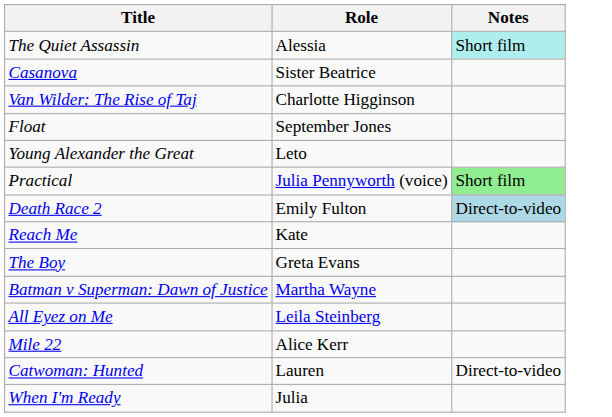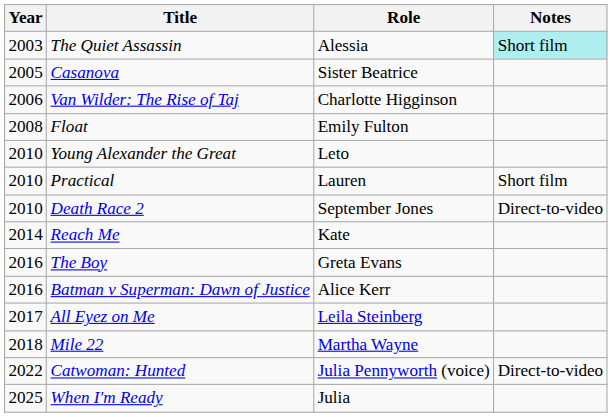+ column: (26, 18)
(333, 126) September Jones -> (363, 126) Emily Fulton
(362, 180) Julia Pennyworth (voice) -> (342, 180) Lauren
(490, 180) lightgreen background -> (533, 180) no background
(321, 208) Emily Fulton -> (375, 208) September Jones
(508, 208) lightblue background -> (550, 208) no background
(326, 289) Martha Wayne -> (354, 289) Alice Kerr
(312, 343) Alice Kerr -> (368, 343) Martha Wayne
(300, 371) Lauren -> (404, 371) Julia Pennyworth (voice)
